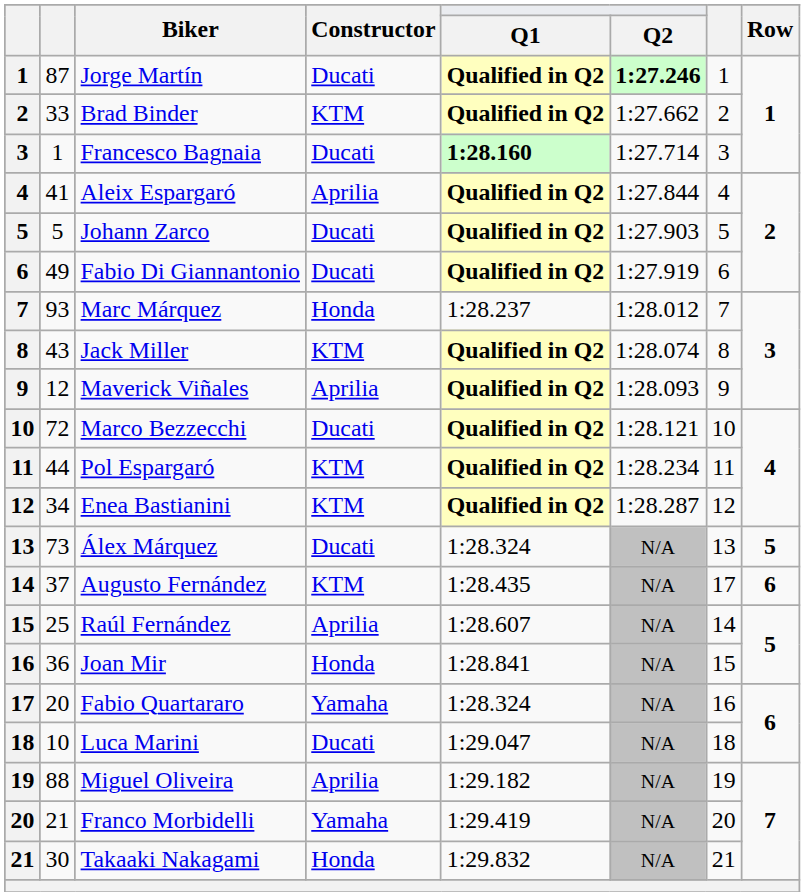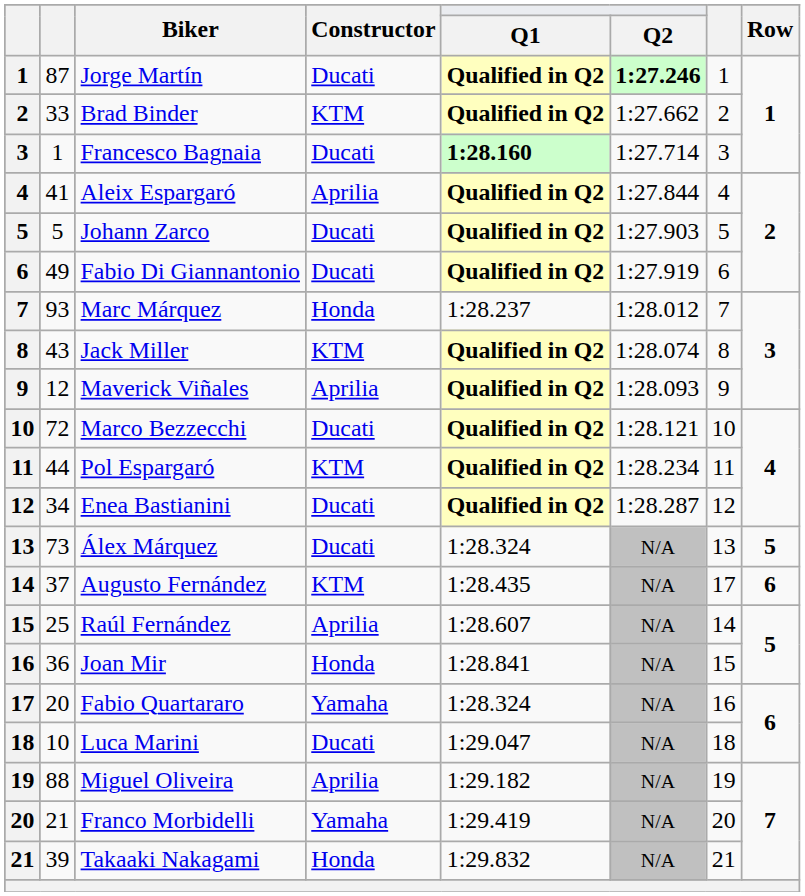(338, 506) KTM -> (343, 506) Ducati
(57, 859) 30 -> (57, 859) 39
